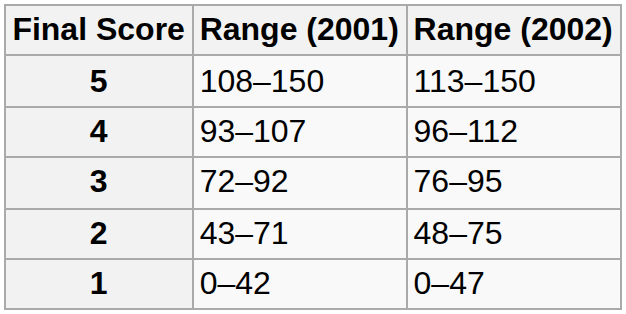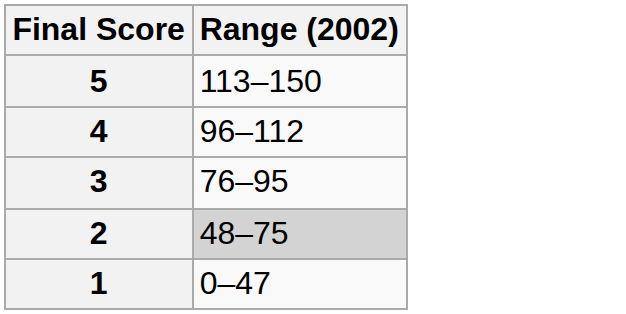- column: (299, 29)
(458, 232) no background -> (244, 232) lightgrey background
